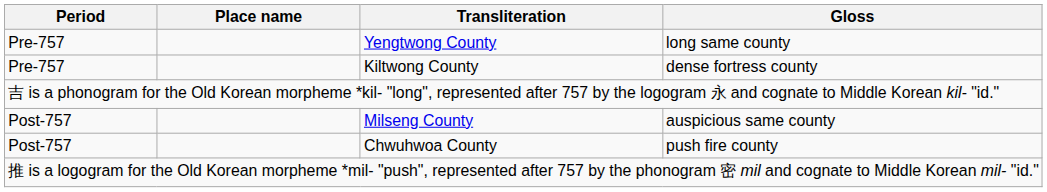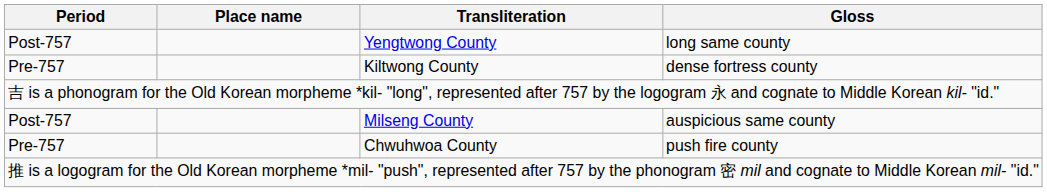(36, 42) Pre-757 -> (40, 42) Post-757
(40, 145) Post-757 -> (36, 145) Pre-757
